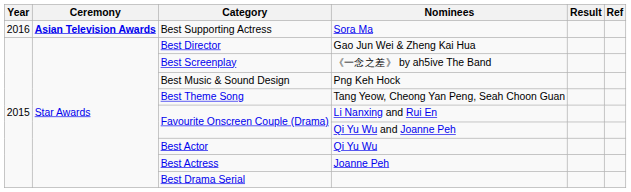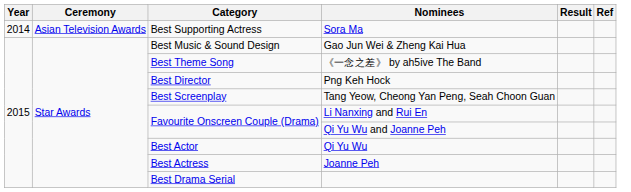(18, 29) 2016 -> (18, 29) 2014
(95, 29) bold -> (90, 29) normal
(191, 45) Best Director -> (215, 45) Best Music & Sound Design
(198, 63) Best Screenplay -> (192, 63) Best Theme Song
(225, 80) Best Music & Sound Design -> (181, 80) Best Director
(202, 97) Best Theme Song -> (189, 97) Best Screenplay
